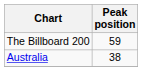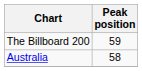(115, 58) 38 -> (115, 58) 58
